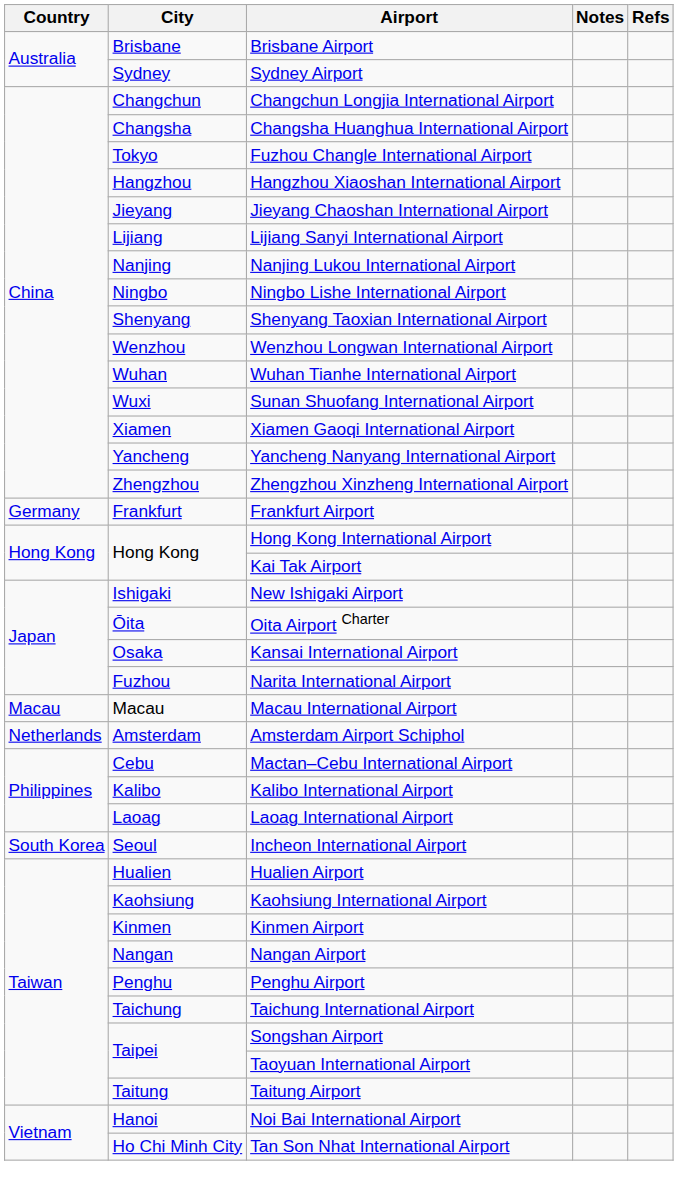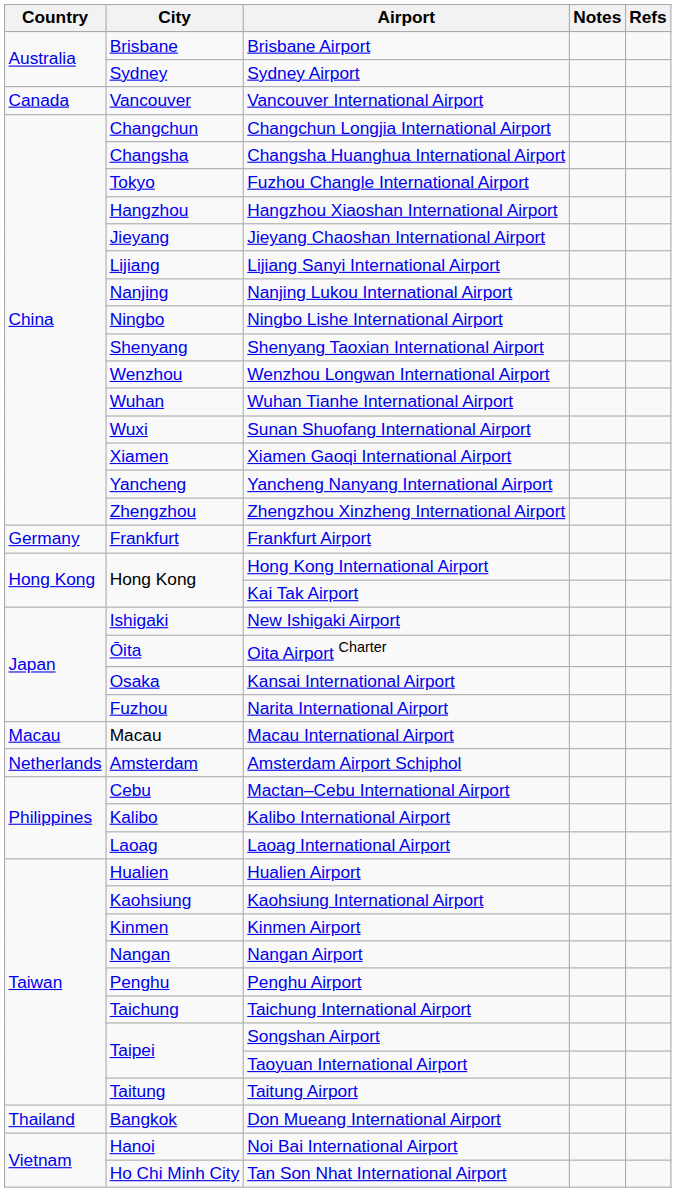+ row: (365, 100)
- row: (358, 845)
+ row: (374, 1119)
